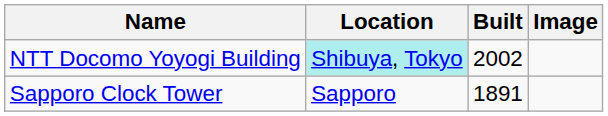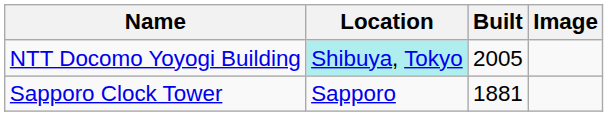(498, 57) 2002 -> (498, 57) 2005
(498, 93) 1891 -> (498, 93) 1881
